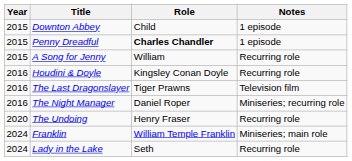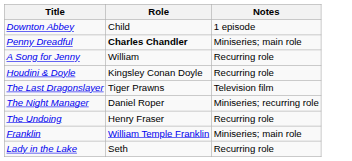- column: (17, 12)
(260, 42) 1 episode -> (258, 42) Miniseries; main role
